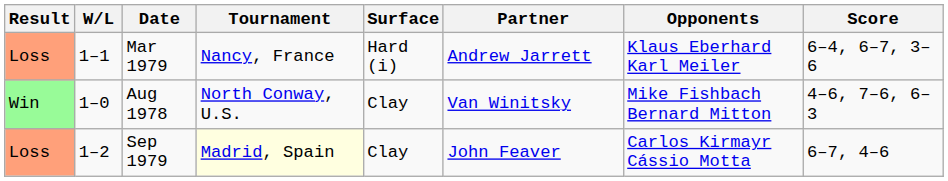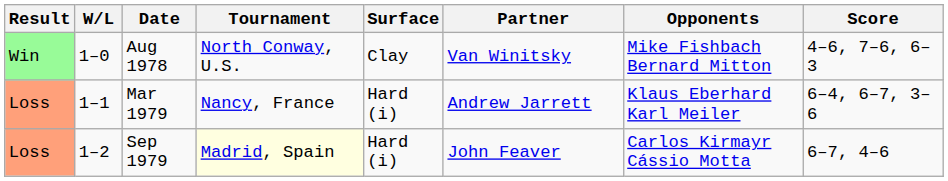rows swapped: (147, 104) <-> (147, 57)
(388, 152) Clay -> (388, 152) Hard (i)
